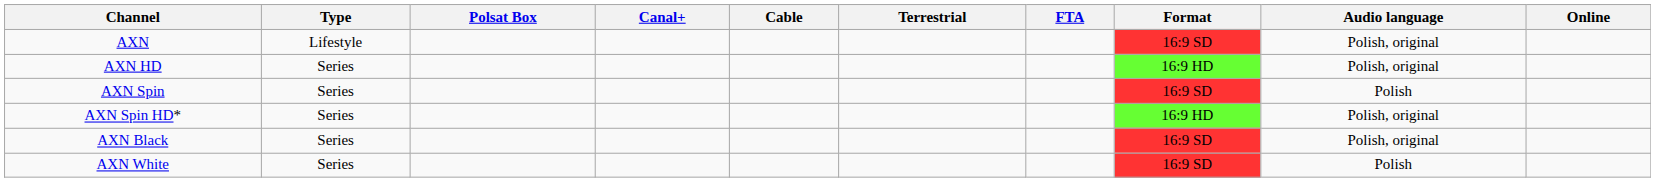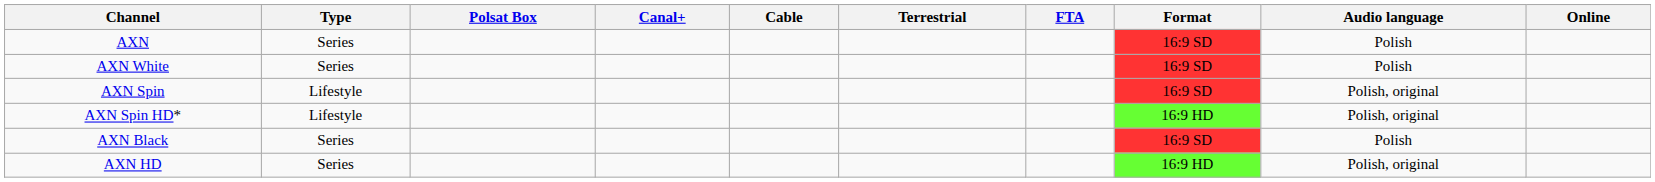(336, 41) Lifestyle -> (336, 41) Series
(1393, 41) Polish, original -> (1393, 41) Polish
rows swapped: (133, 66) <-> (133, 165)
(336, 91) Series -> (336, 91) Lifestyle
(1393, 91) Polish -> (1393, 91) Polish, original
(336, 116) Series -> (336, 116) Lifestyle
(1393, 140) Polish, original -> (1393, 140) Polish
